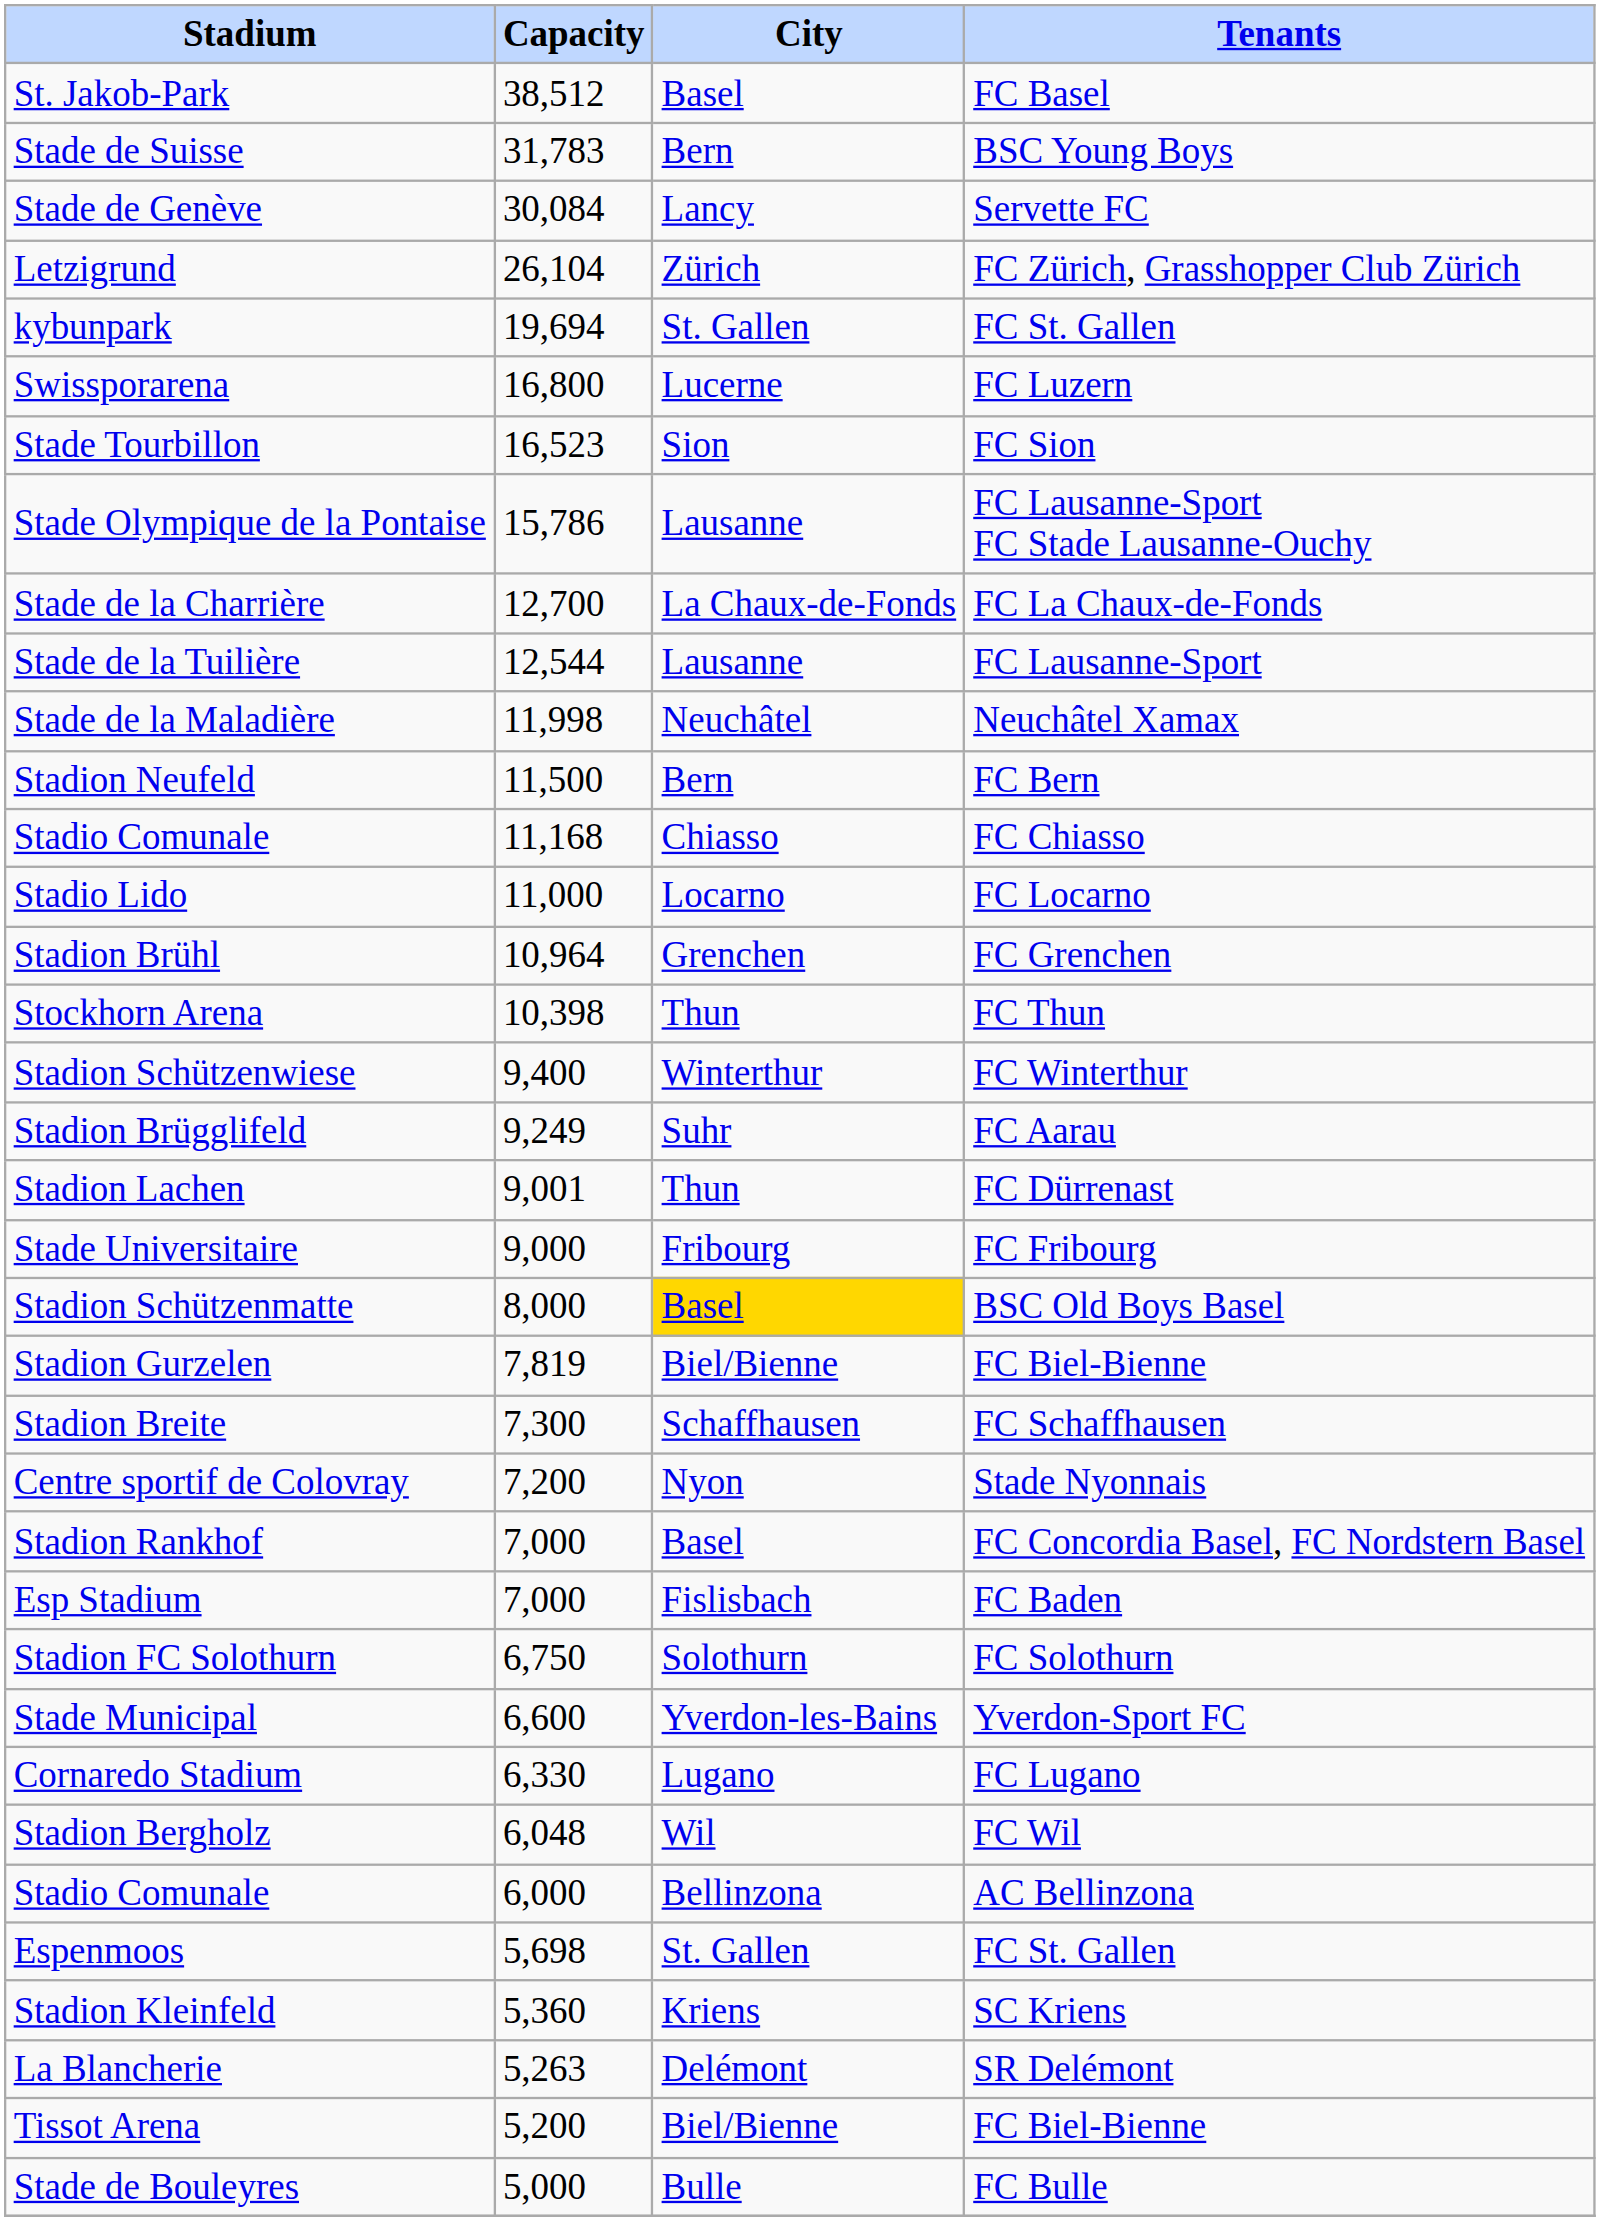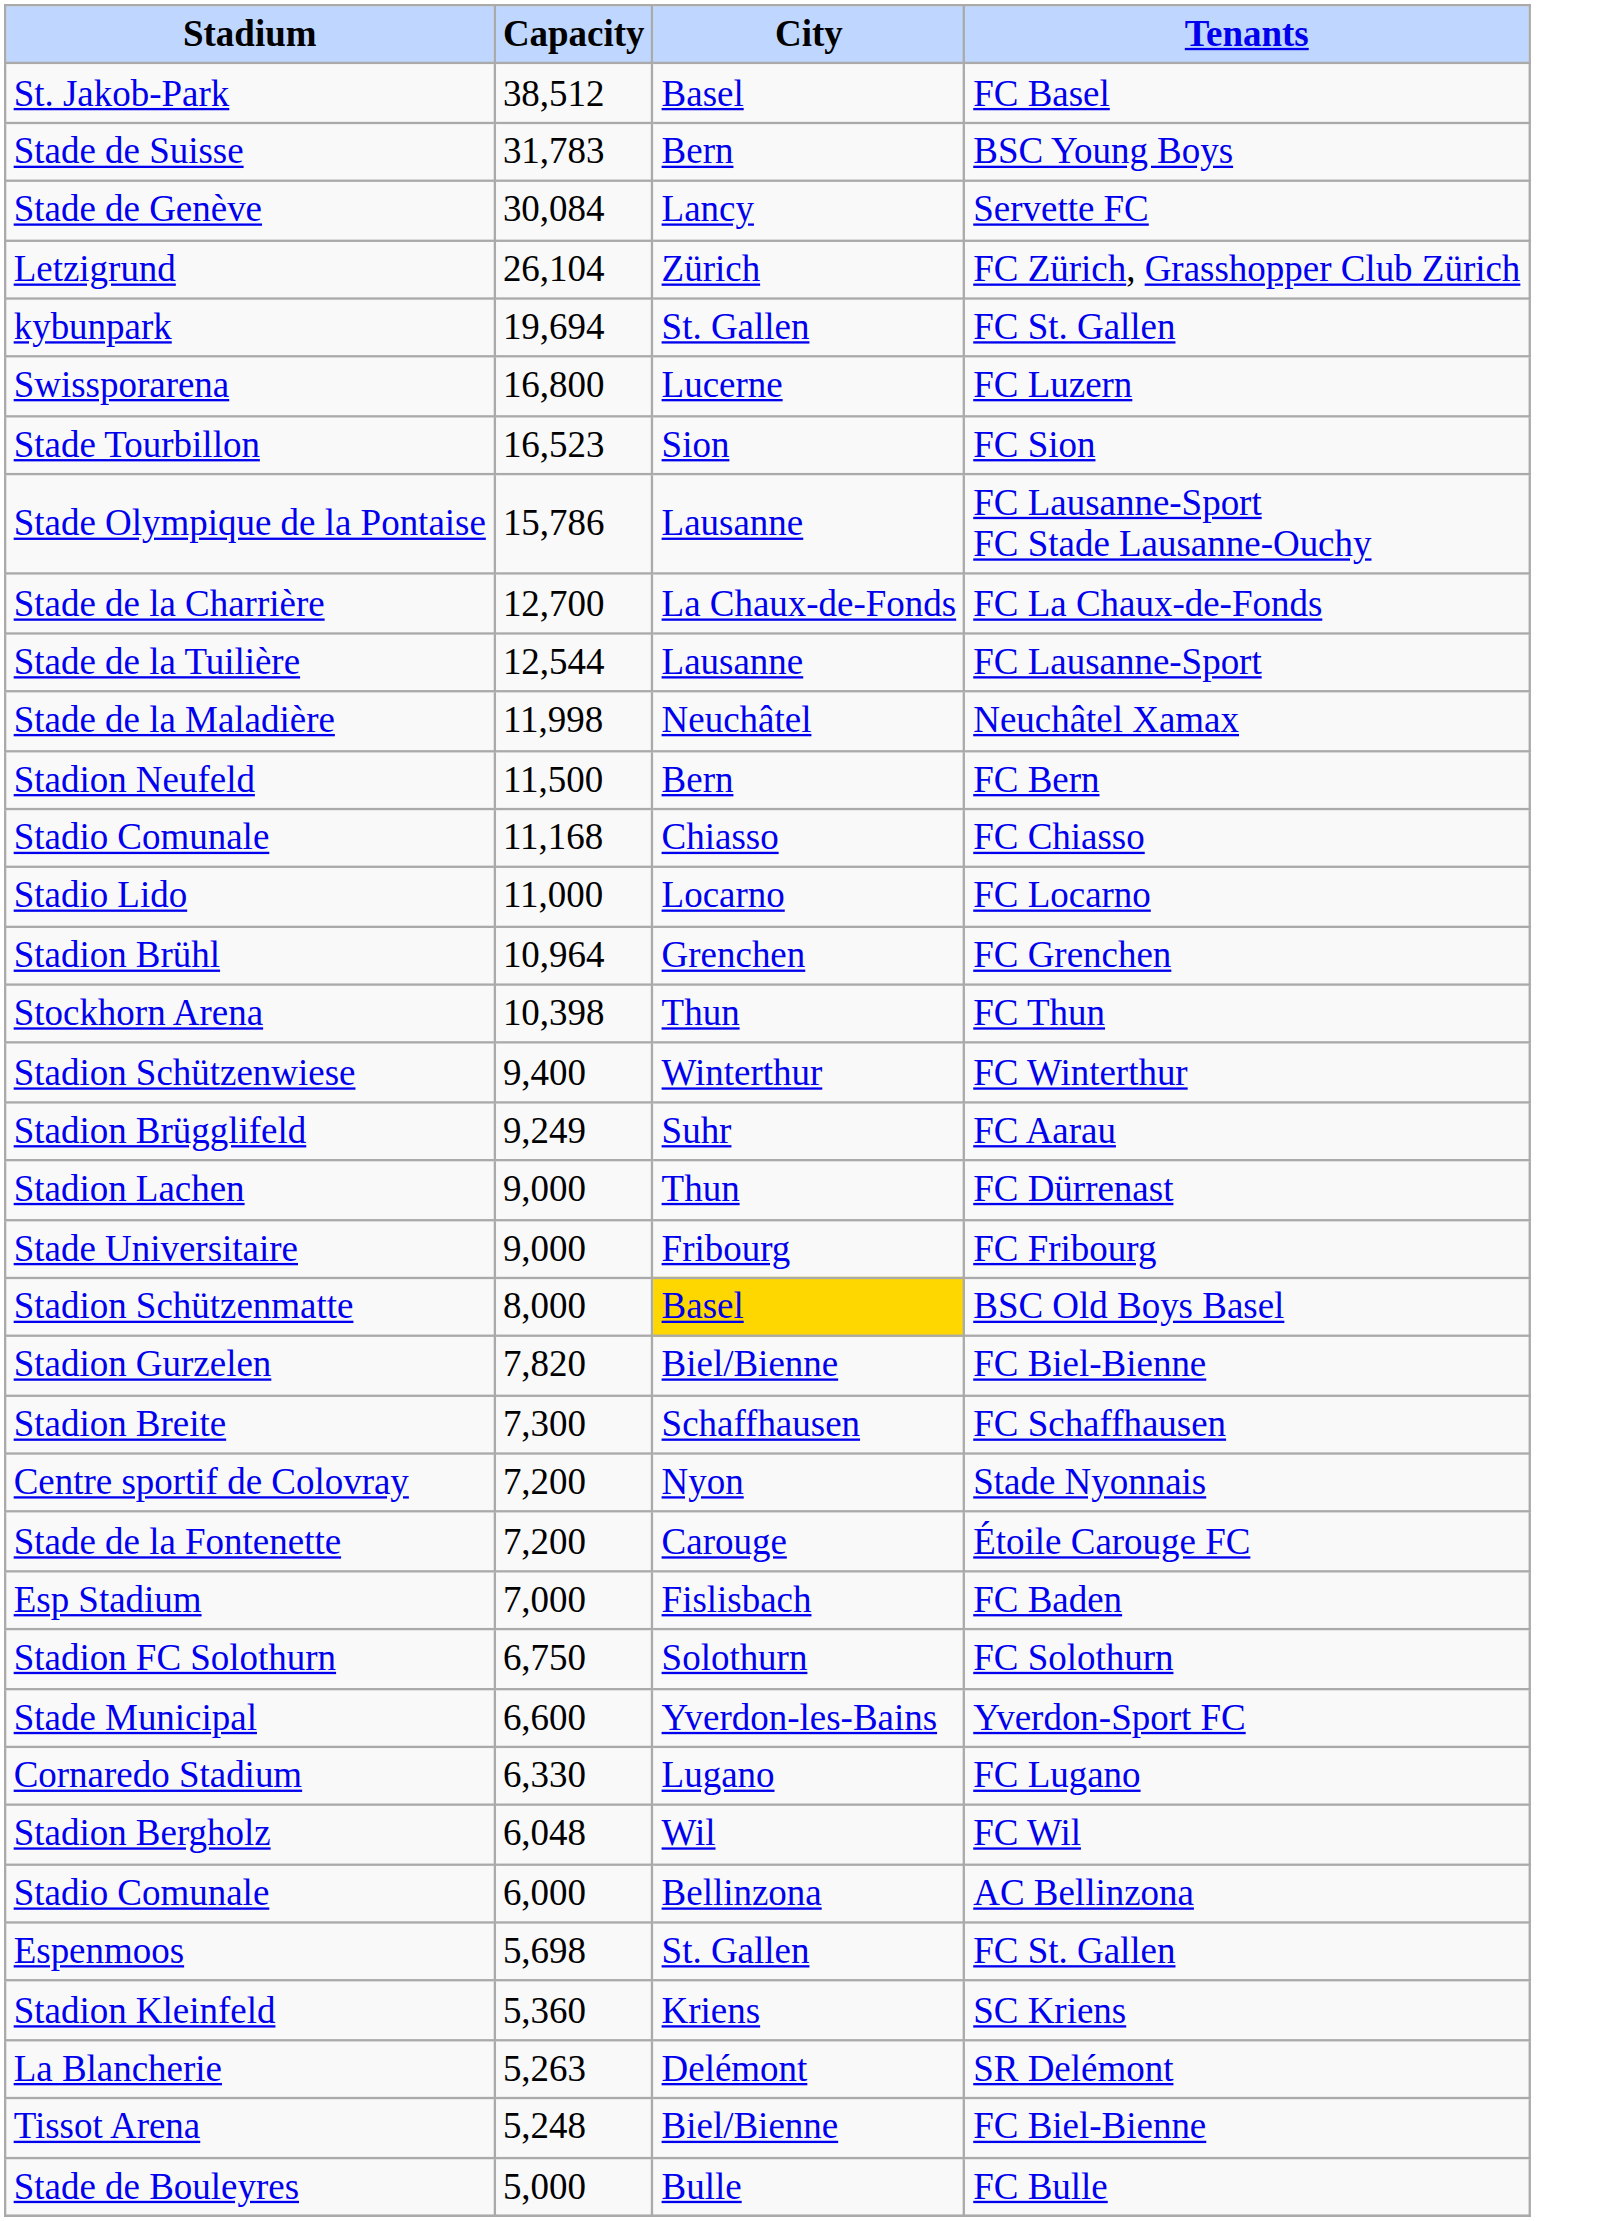(544, 1189) 9,001 -> (544, 1189) 9,000
(544, 1364) 7,819 -> (544, 1364) 7,820
+ row: (177, 1540)
- row: (138, 1540)
(544, 2126) 5,200 -> (544, 2126) 5,248
